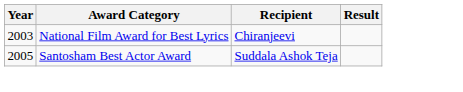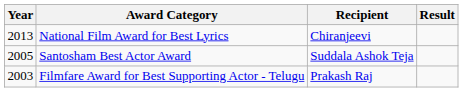(20, 35) 2003 -> (20, 35) 2013
+ row: (172, 76)
